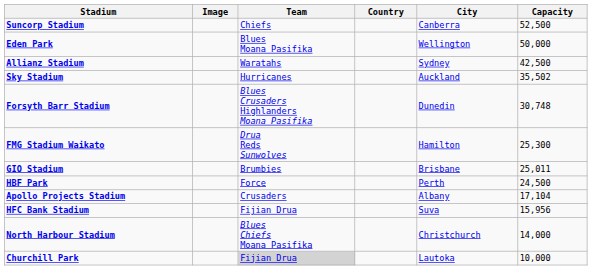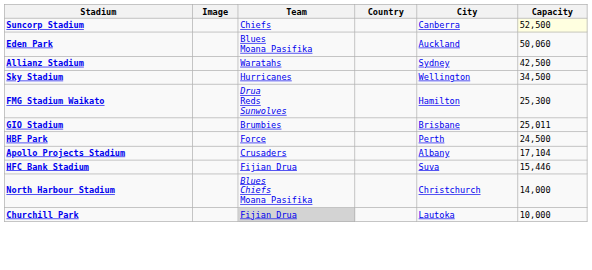(535, 25) no background -> (535, 25) lightyellow background
(444, 44) Wellington -> (439, 44) Auckland
(535, 44) 50,000 -> (535, 44) 50,060
(439, 77) Auckland -> (444, 77) Wellington
(535, 77) 35,502 -> (535, 77) 34,500
- row: (58, 106)
(535, 211) 15,956 -> (535, 167) 15,446
